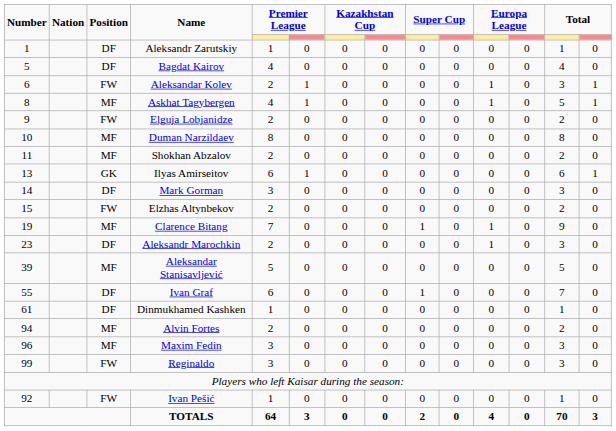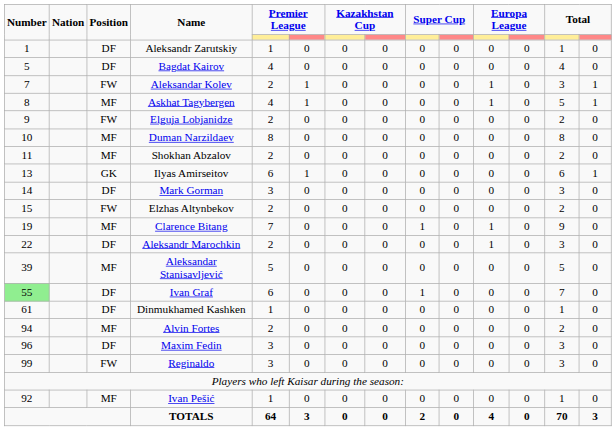(27, 84) 6 -> (27, 84) 7
(27, 244) 23 -> (27, 244) 22
(27, 292) no background -> (27, 292) lightgreen background
(109, 345) MF -> (109, 345) DF
(109, 398) FW -> (109, 398) MF
